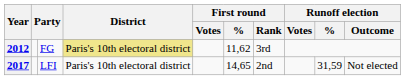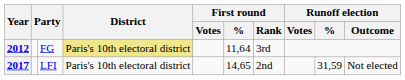(238, 48) 11,62 -> (238, 48) 11,64
